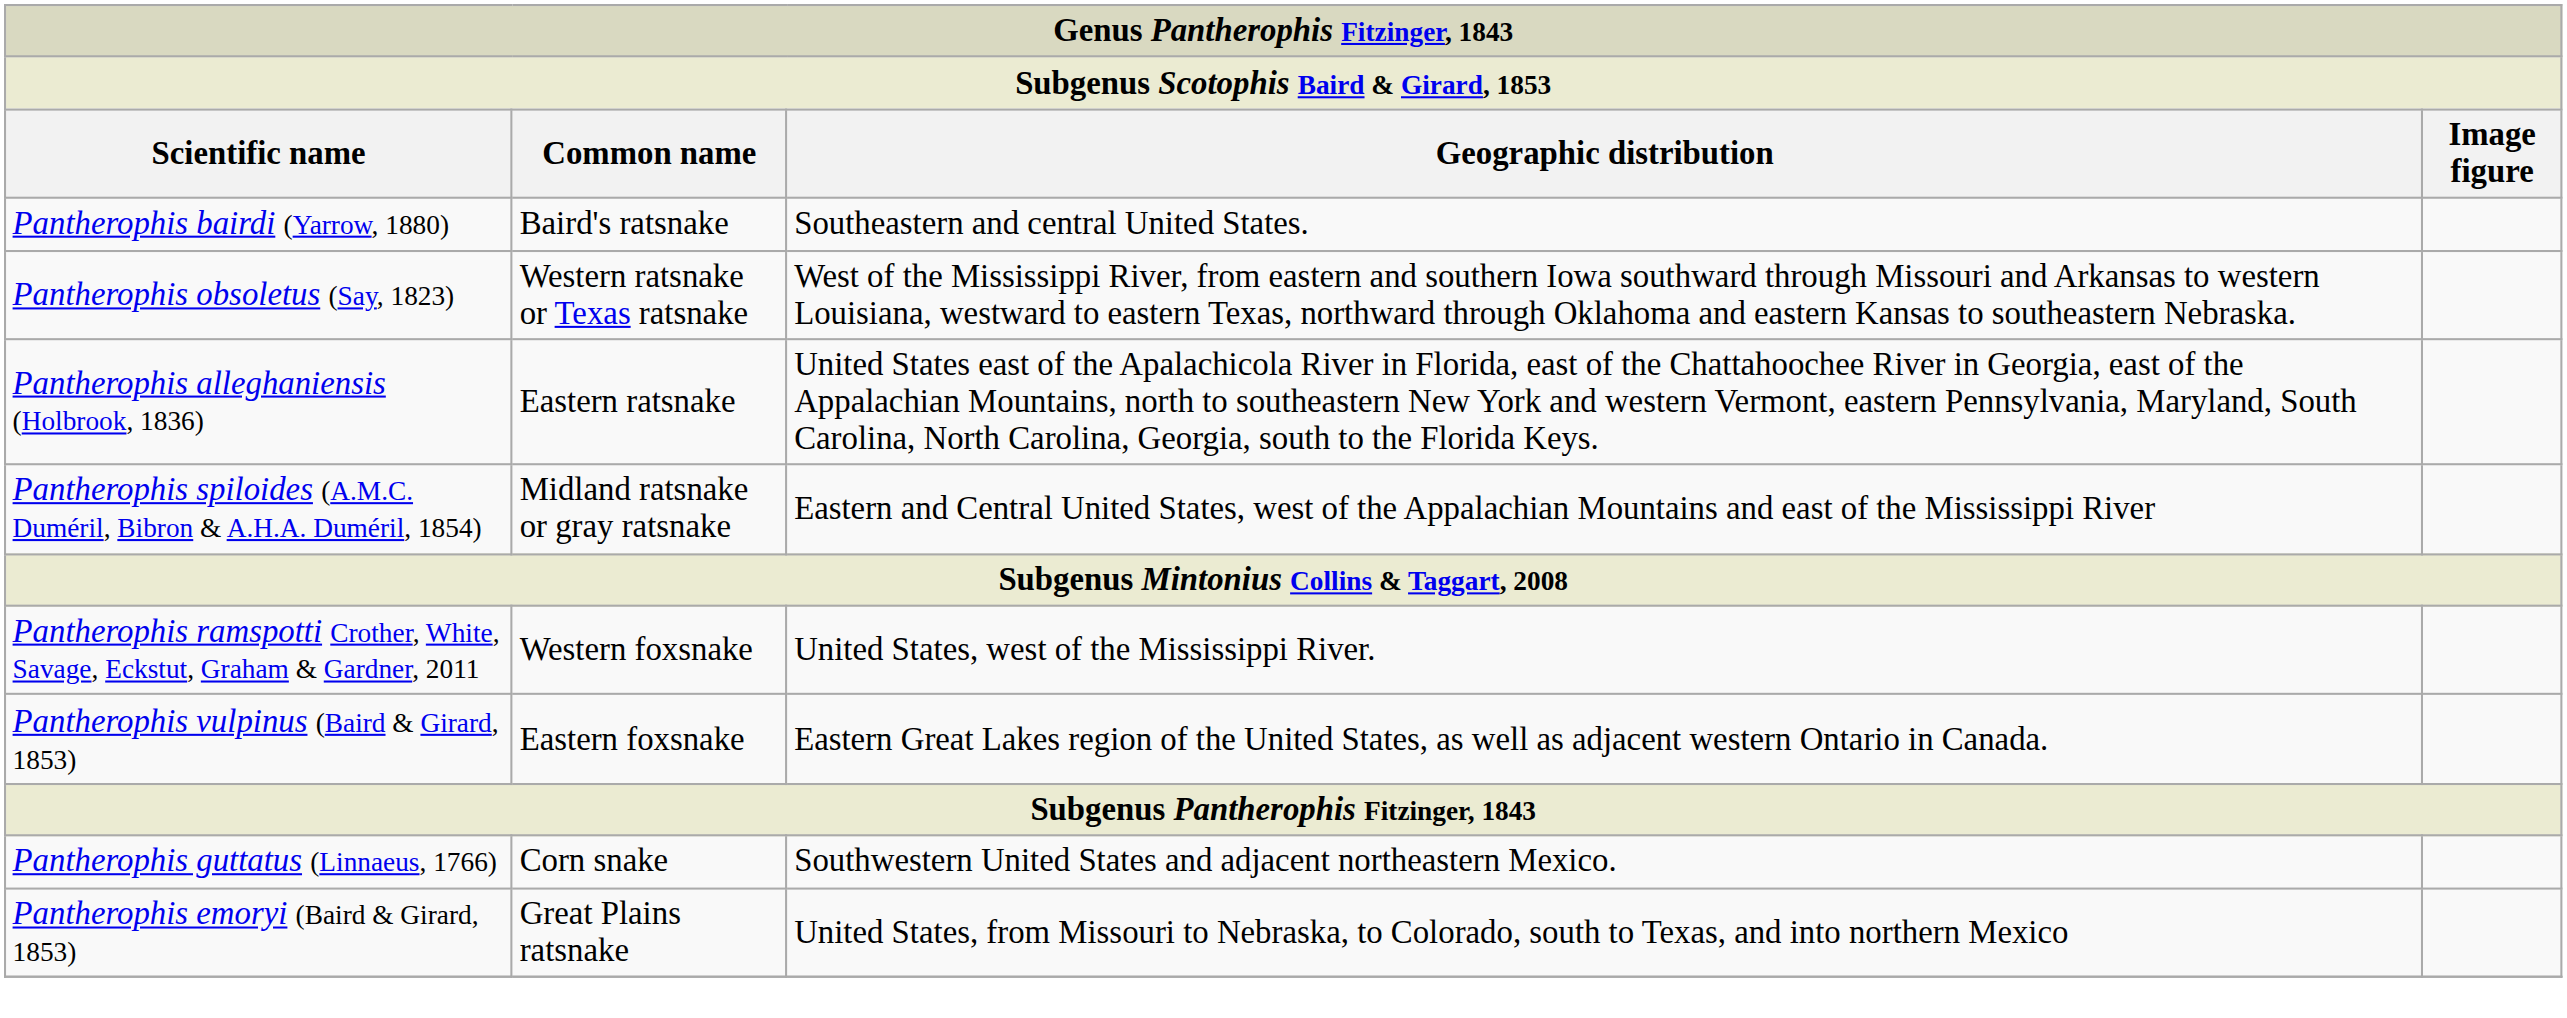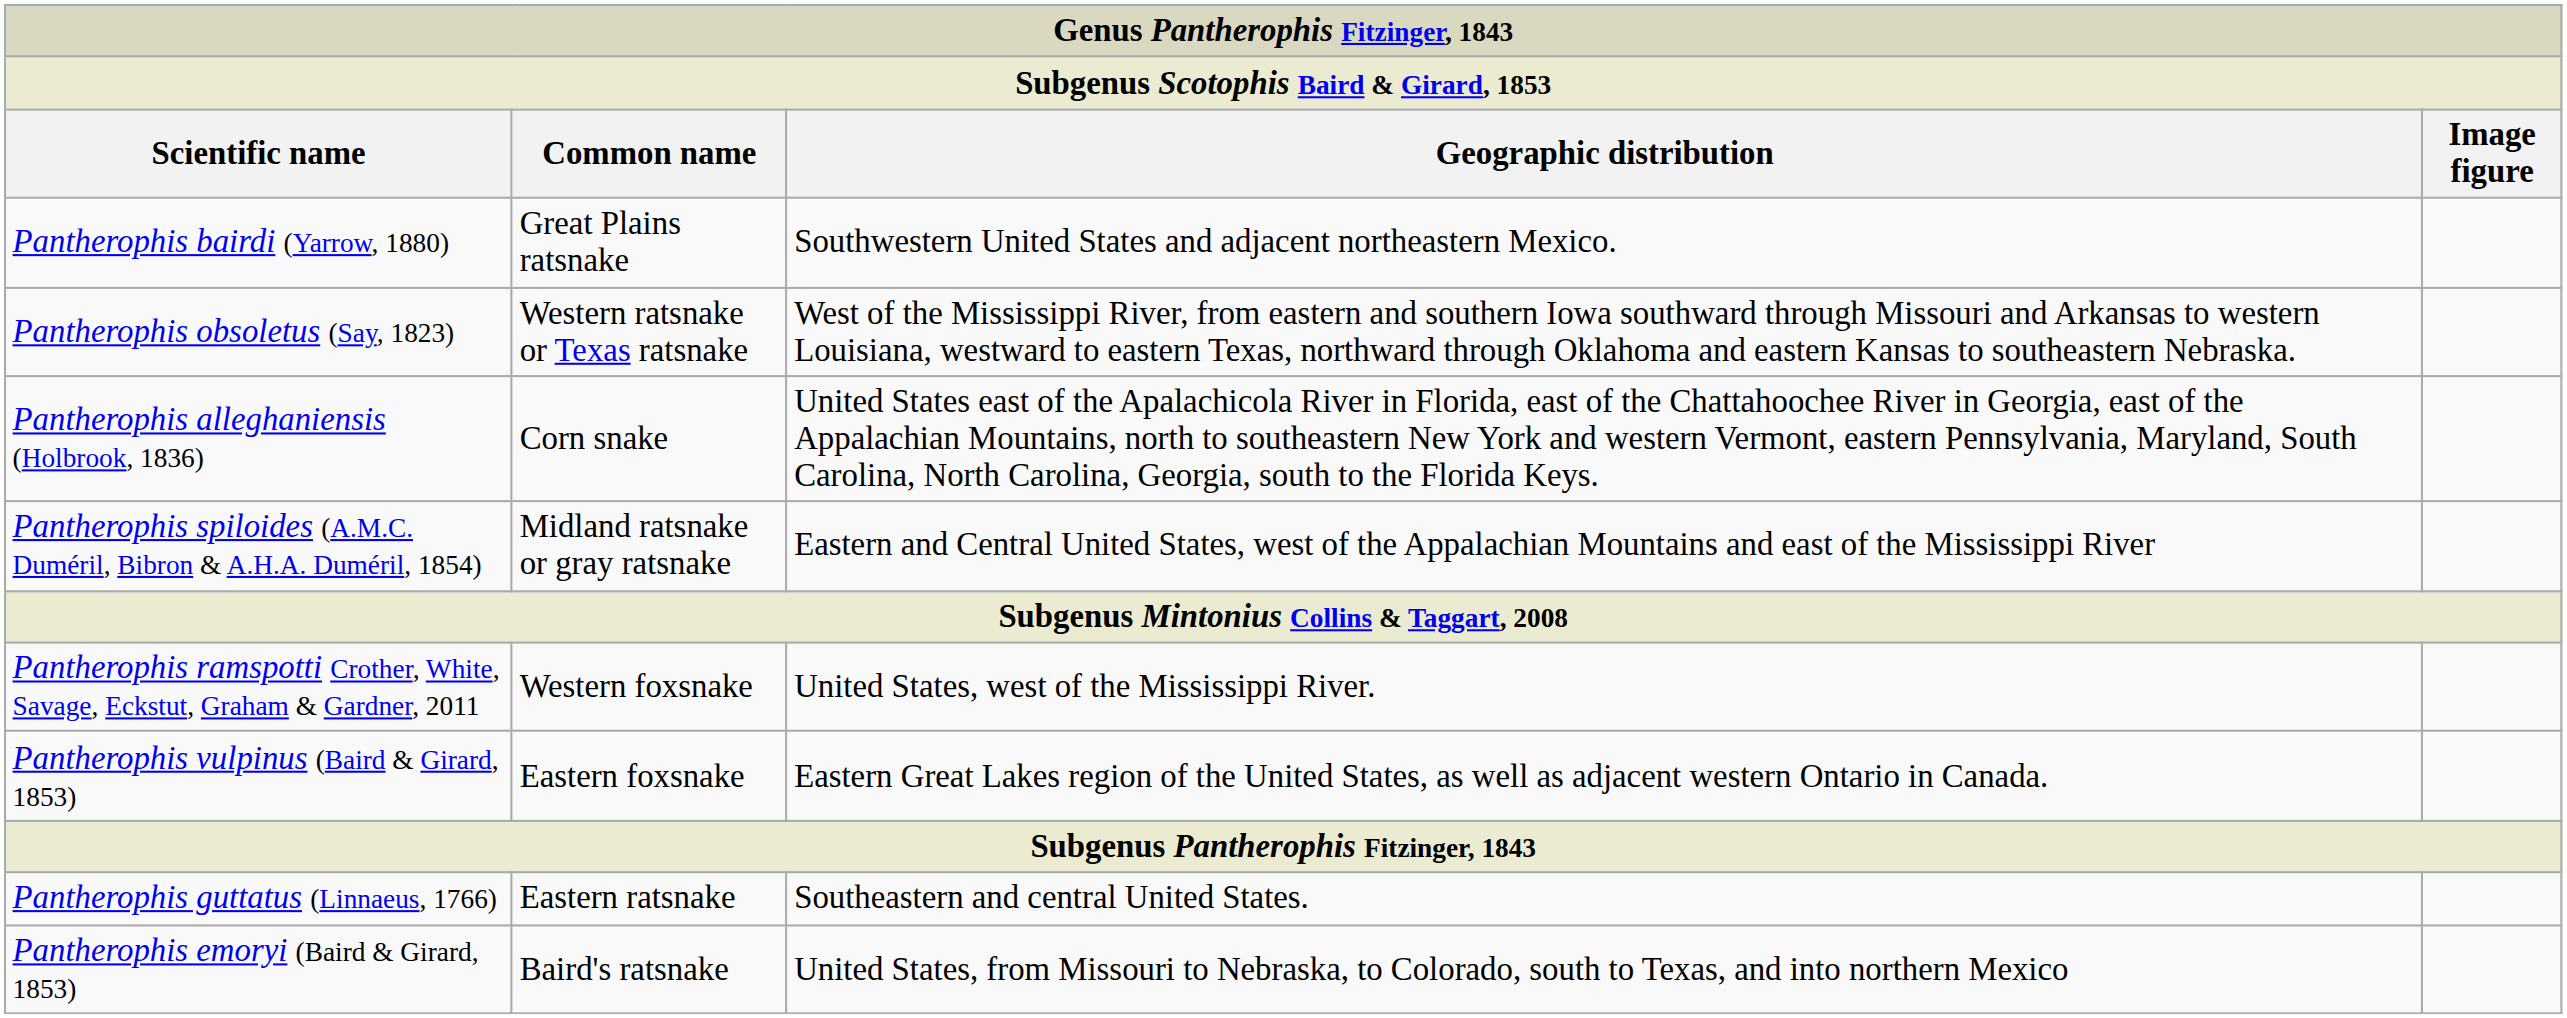(624, 223) Baird's ratsnake -> (600, 241) Great Plains ratsnake
(1051, 223) Southeastern and central United States. -> (1205, 241) Southwestern United States and adjacent northeastern Mexico.
(628, 401) Eastern ratsnake -> (594, 438) Corn snake
(594, 861) Corn snake -> (628, 897) Eastern ratsnake
(1205, 861) Southwestern United States and adjacent northeastern Mexico. -> (1051, 897) Southeastern and central United States.
(600, 931) Great Plains ratsnake -> (624, 968) Baird's ratsnake
